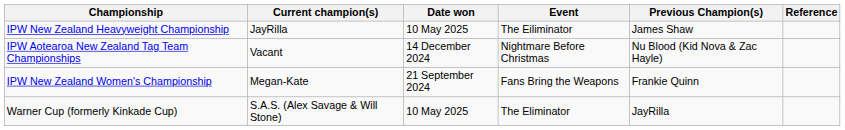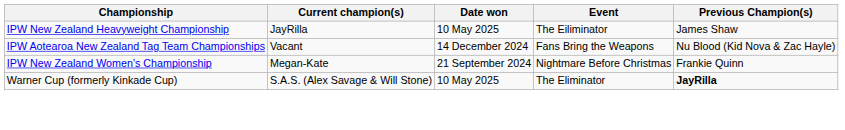- column: (811, 13)
(543, 53) Nightmare Before Christmas -> (595, 47) Fans Bring the Weapons
(560, 82) Fans Bring the Weapons -> (604, 64) Nightmare Before Christmas
(650, 111) normal -> (697, 81) bold
